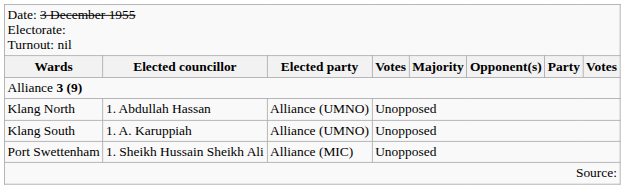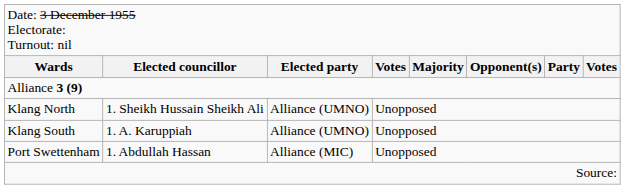(158, 109) 1. Abdullah Hassan -> (185, 109) 1. Sheikh Hussain Sheikh Ali
(185, 151) 1. Sheikh Hussain Sheikh Ali -> (158, 151) 1. Abdullah Hassan
